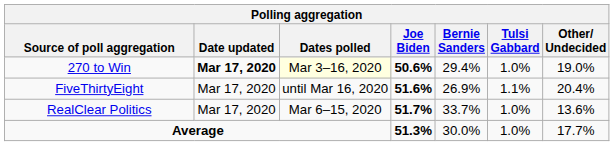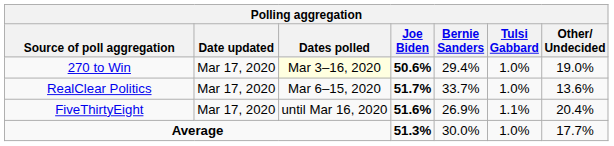(237, 68) bold -> (236, 68) normal
rows swapped: (99, 110) <-> (99, 89)
